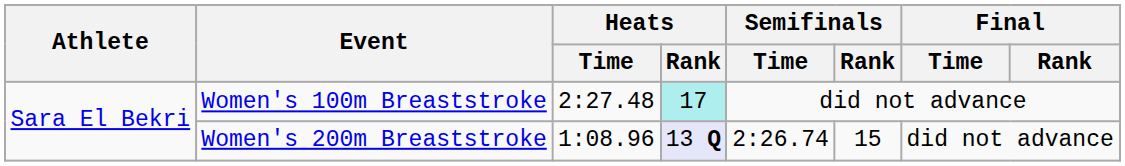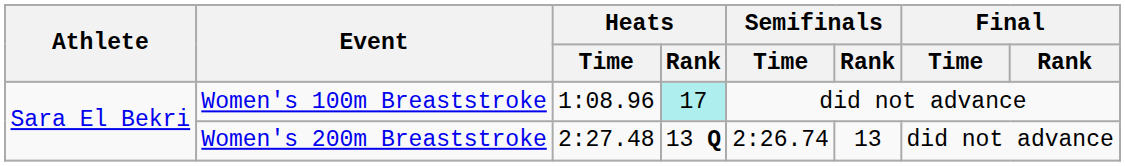(606, 101) 2:27.48 -> (606, 101) 1:08.96
(606, 140) 1:08.96 -> (606, 140) 2:27.48
(693, 140) lavender background -> (693, 140) no background
(868, 140) 15 -> (868, 140) 13
